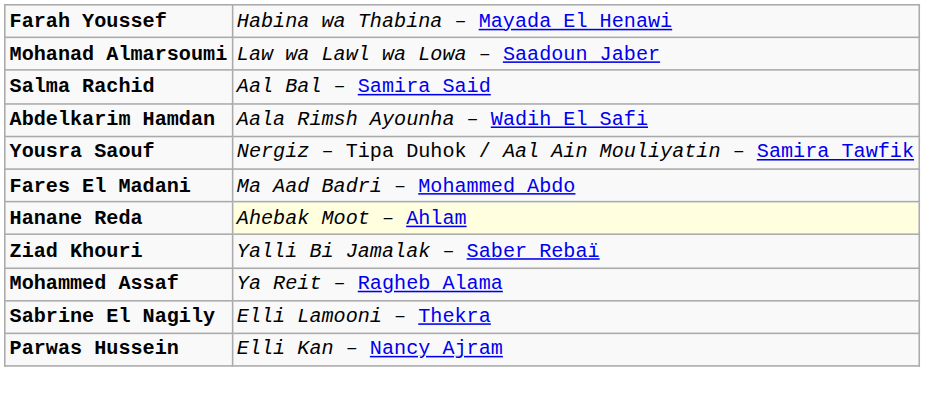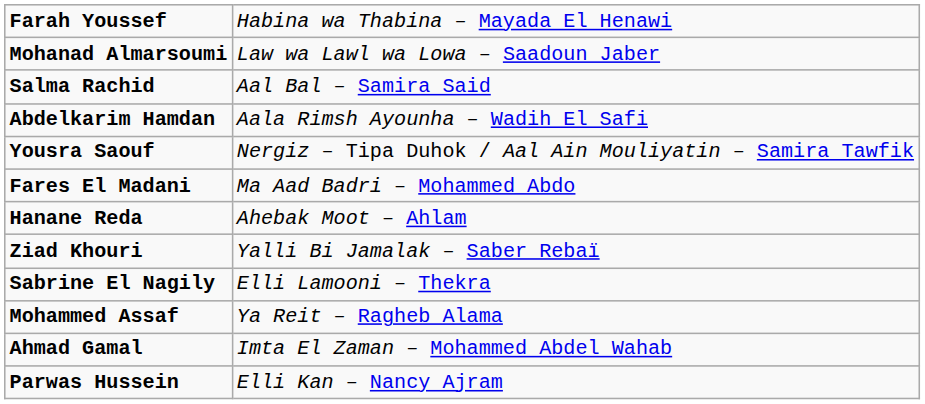(352, 218) lightyellow background -> (352, 218) no background
rows swapped: (94, 284) <-> (112, 317)
+ row: (76, 350)
